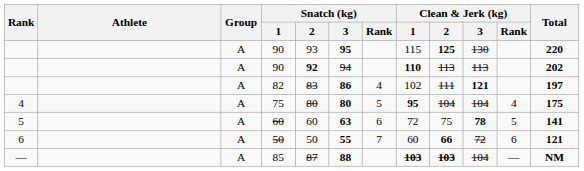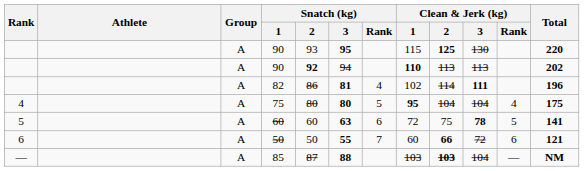(312, 85) 83 -> (312, 85) 86
(346, 85) 86 -> (346, 85) 81
(446, 85) 111 -> (446, 85) 114
(480, 85) 121 -> (480, 85) 111
(554, 85) 197 -> (554, 85) 196
(413, 157) bold -> (413, 157) normal
